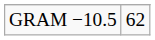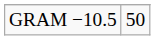(135, 19) 62 -> (135, 19) 50
